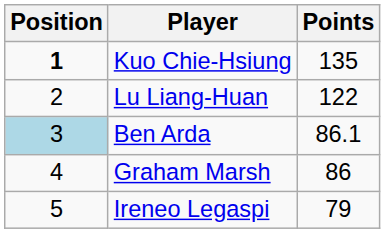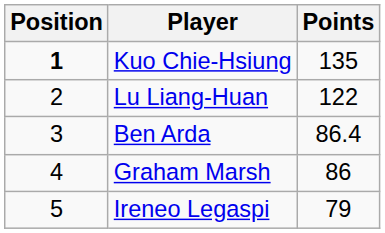(57, 135) lightblue background -> (57, 135) no background
(338, 135) 86.1 -> (338, 135) 86.4
